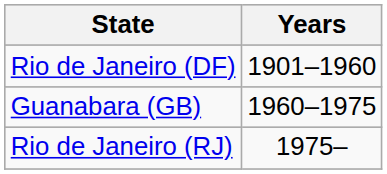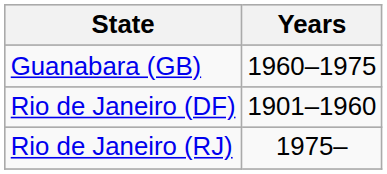rows swapped: (123, 65) <-> (106, 106)
